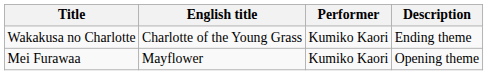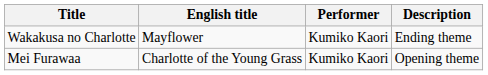(222, 37) Charlotte of the Young Grass -> (173, 37) Mayflower
(173, 59) Mayflower -> (222, 59) Charlotte of the Young Grass
